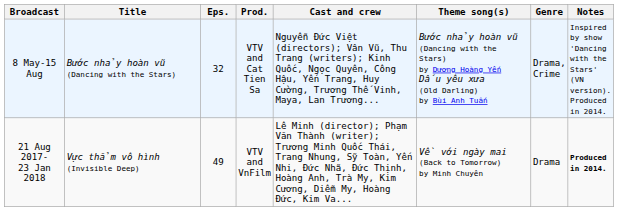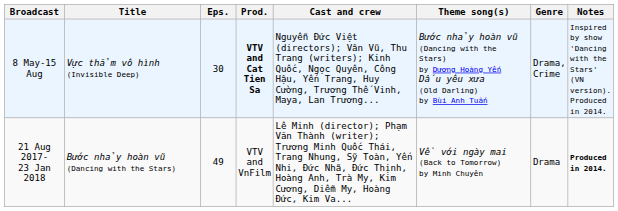(121, 69) Bước nhảy hoàn vũ (Dancing with the Stars) -> (113, 69) Vực thẳm vô hình (Invisible Deep)
(218, 69) 32 -> (218, 69) 30
(255, 69) normal -> (255, 69) bold
(113, 162) Vực thẳm vô hình (Invisible Deep) -> (121, 162) Bước nhảy hoàn vũ (Dancing with the Stars)
